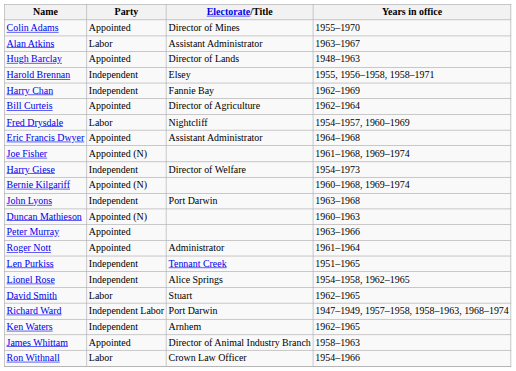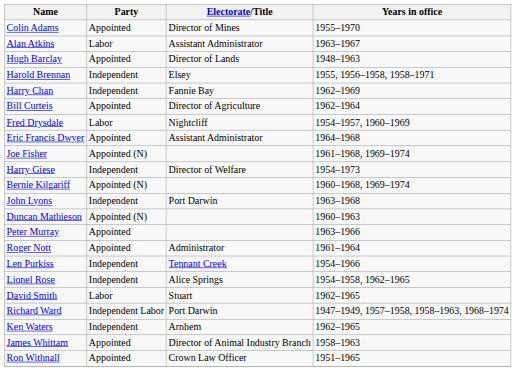(338, 264) 1951–1965 -> (338, 264) 1954–1966
(101, 358) Labor -> (110, 358) Appointed
(338, 358) 1954–1966 -> (338, 358) 1951–1965
